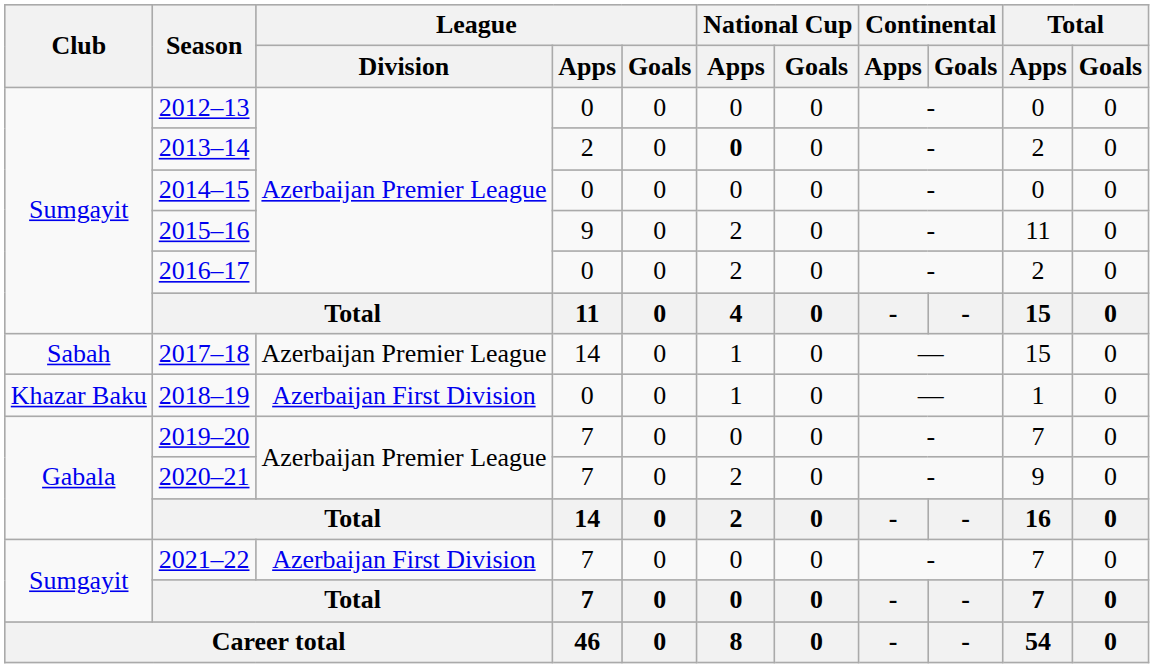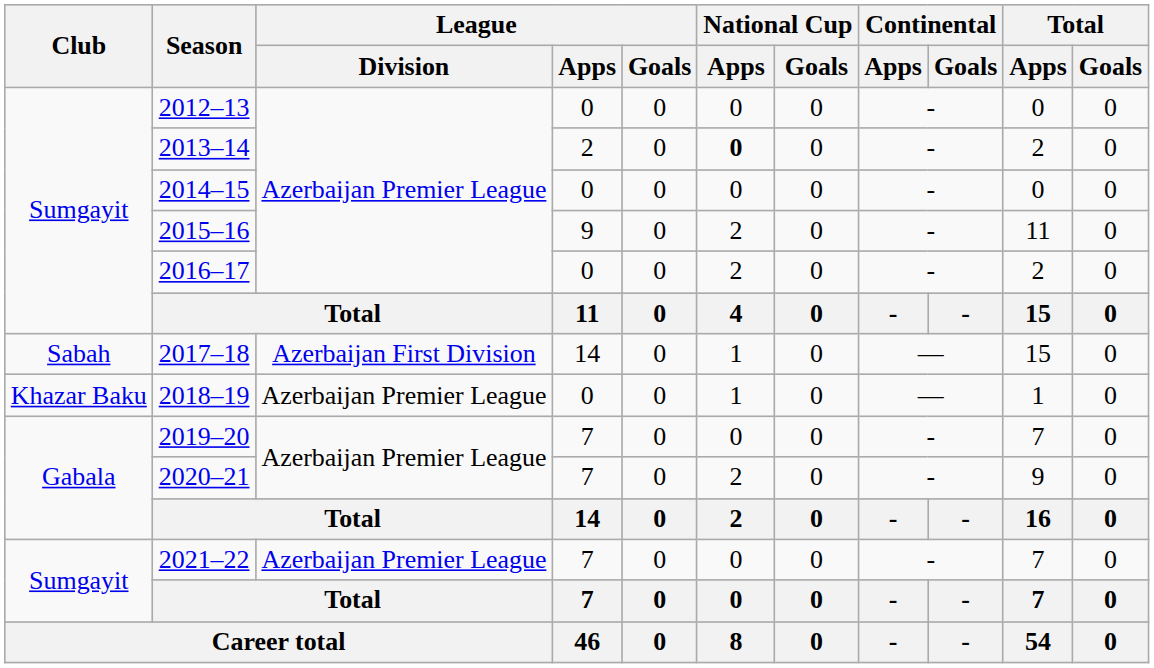(404, 353) Azerbaijan Premier League -> (404, 353) Azerbaijan First Division
(404, 395) Azerbaijan First Division -> (404, 395) Azerbaijan Premier League
(404, 559) Azerbaijan First Division -> (404, 559) Azerbaijan Premier League
